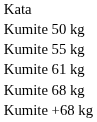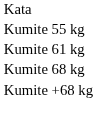- row: (44, 29)
